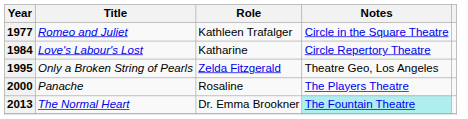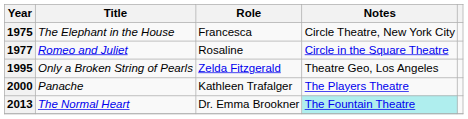+ row: (20, 31)
(245, 31) Kathleen Trafalger -> (221, 50) Rosaline
- row: (20, 50)
(221, 86) Rosaline -> (245, 86) Kathleen Trafalger
